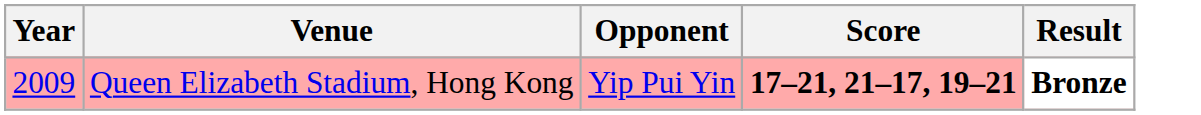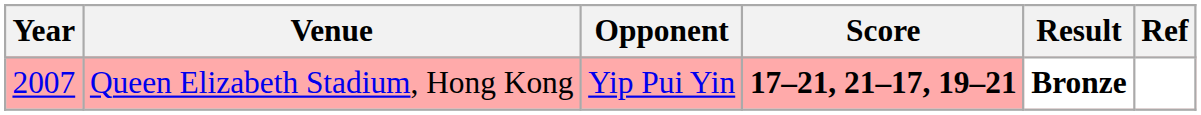+ column: (1165, 30)
(44, 82) 2009 -> (44, 82) 2007
